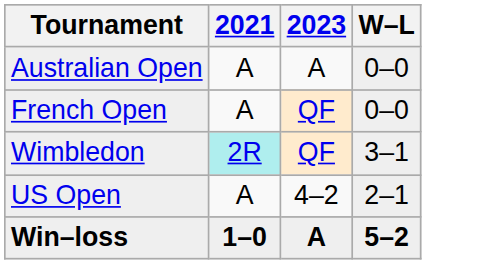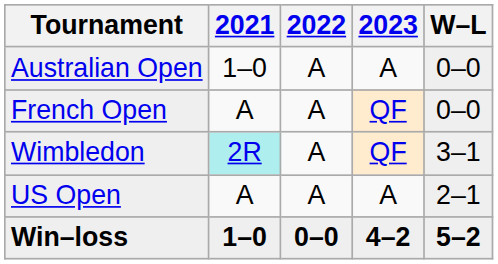+ column: (316, 25)
(245, 68) A -> (245, 68) 1–0
(316, 195) 4–2 -> (388, 195) A
(316, 237) A -> (388, 237) 4–2
